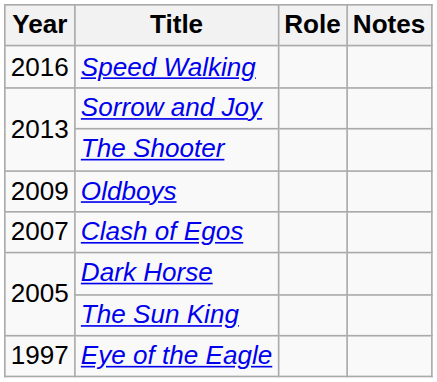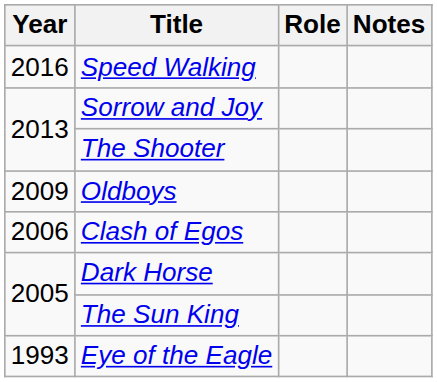(40, 231) 2007 -> (40, 231) 2006
(40, 356) 1997 -> (40, 356) 1993
